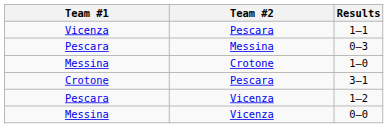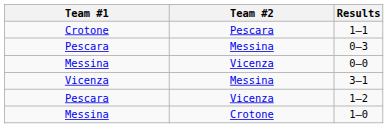(87, 30) Vicenza -> (87, 30) Crotone
rows swapped: (359, 64) <-> (359, 115)
(87, 81) Crotone -> (87, 81) Vicenza
(252, 81) Pescara -> (252, 81) Messina
